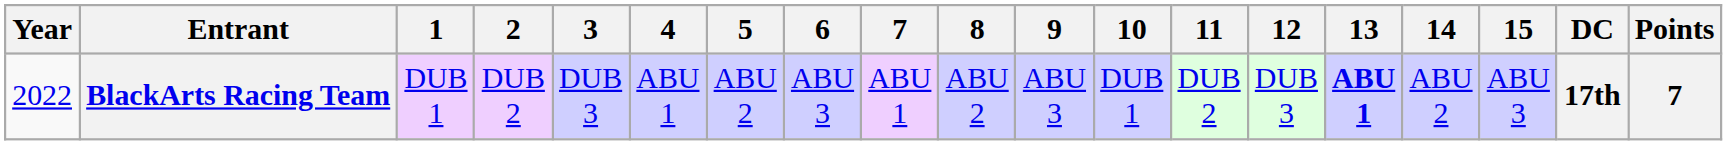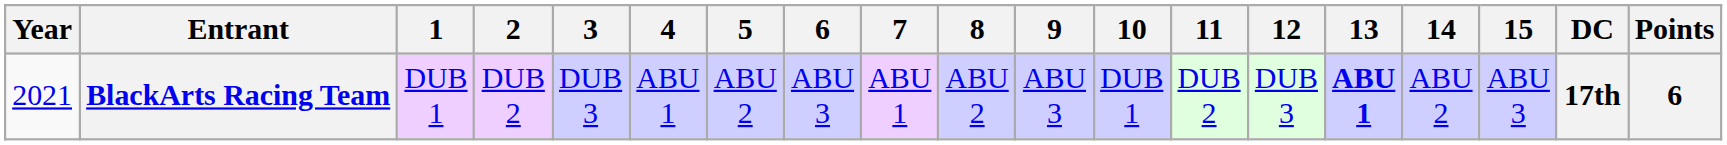(42, 95) 2022 -> (42, 95) 2021
(1675, 95) 7 -> (1675, 95) 6
